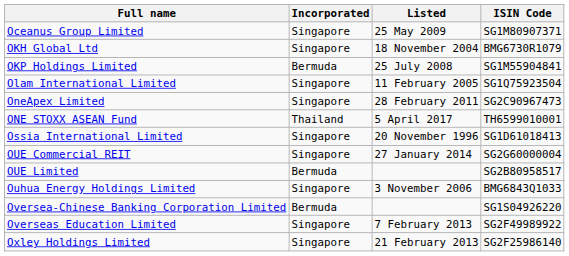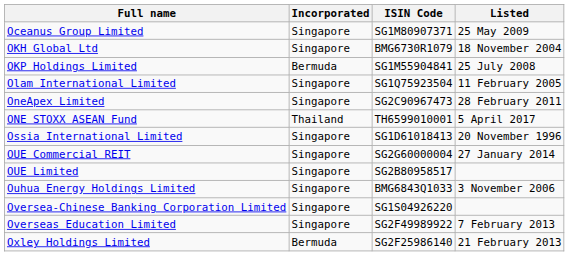columns swapped: (523, 13) <-> (427, 13)
(314, 171) Bermuda -> (321, 171) Singapore
(314, 207) Bermuda -> (321, 207) Singapore
(321, 242) Singapore -> (314, 242) Bermuda
